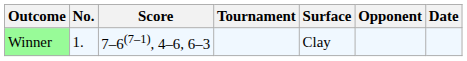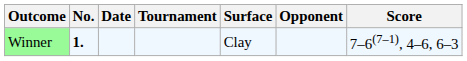columns swapped: (444, 16) <-> (156, 16)
(78, 41) normal -> (78, 41) bold
